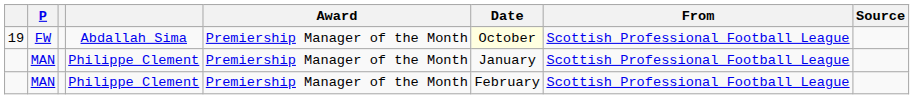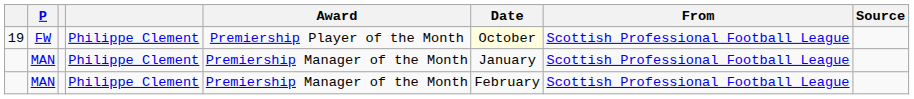(134, 38) Abdallah Sima -> (134, 38) Philippe Clement
(337, 38) Premiership Manager of the Month -> (337, 38) Premiership Player of the Month
